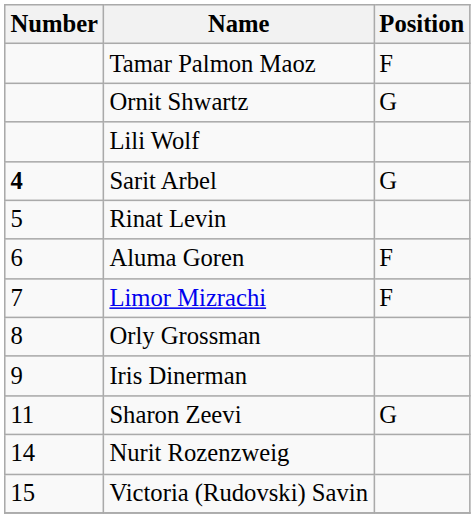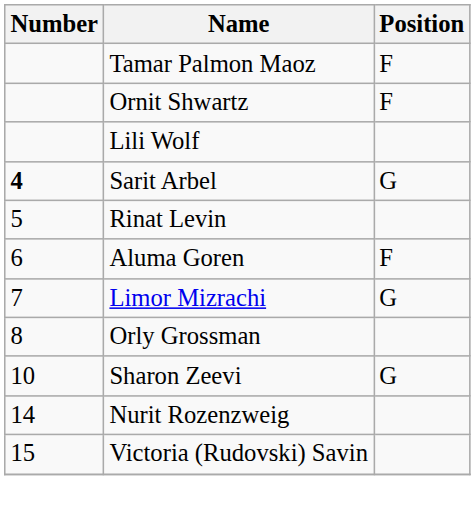(388, 102) G -> (386, 102) F
(386, 297) F -> (388, 297) G
- row: (178, 375)
(22, 414) 11 -> (23, 375) 10
